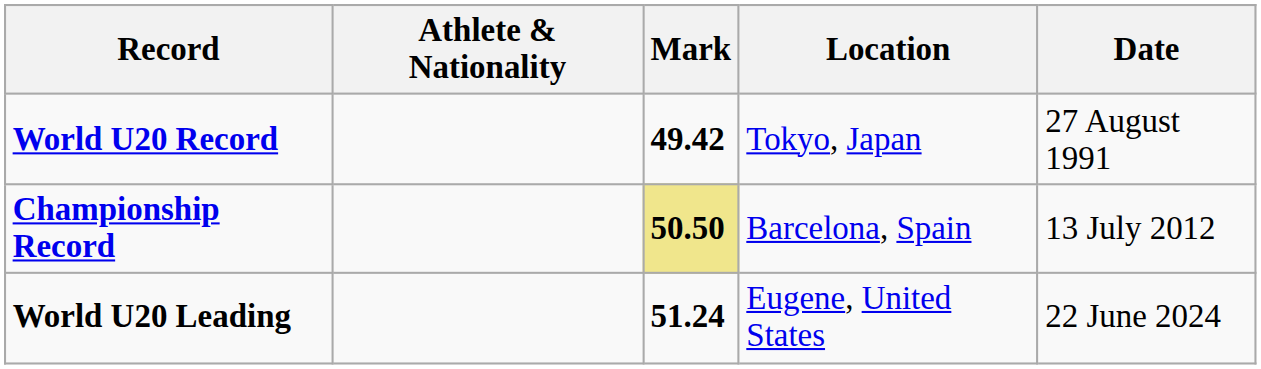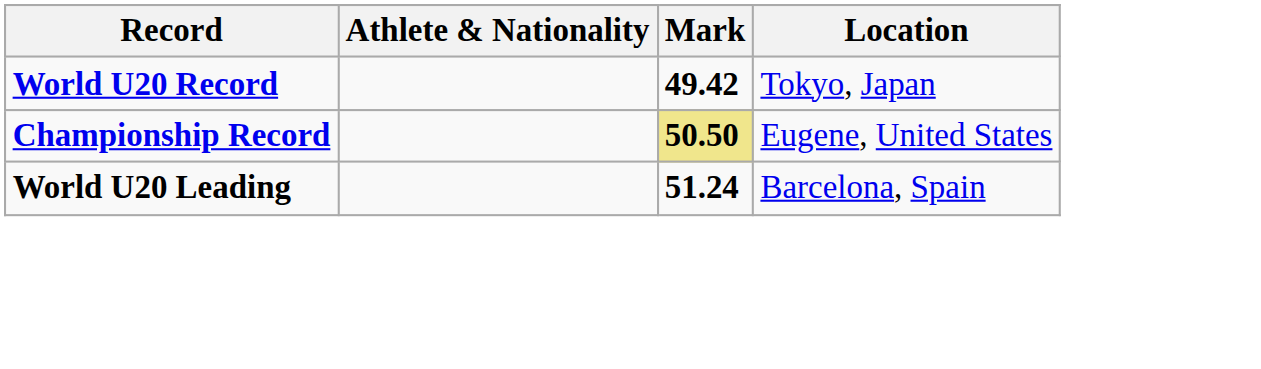- column: (1147, 49)
(859, 227) Barcelona, Spain -> (906, 135) Eugene, United States
(849, 317) Eugene, United States -> (873, 187) Barcelona, Spain
